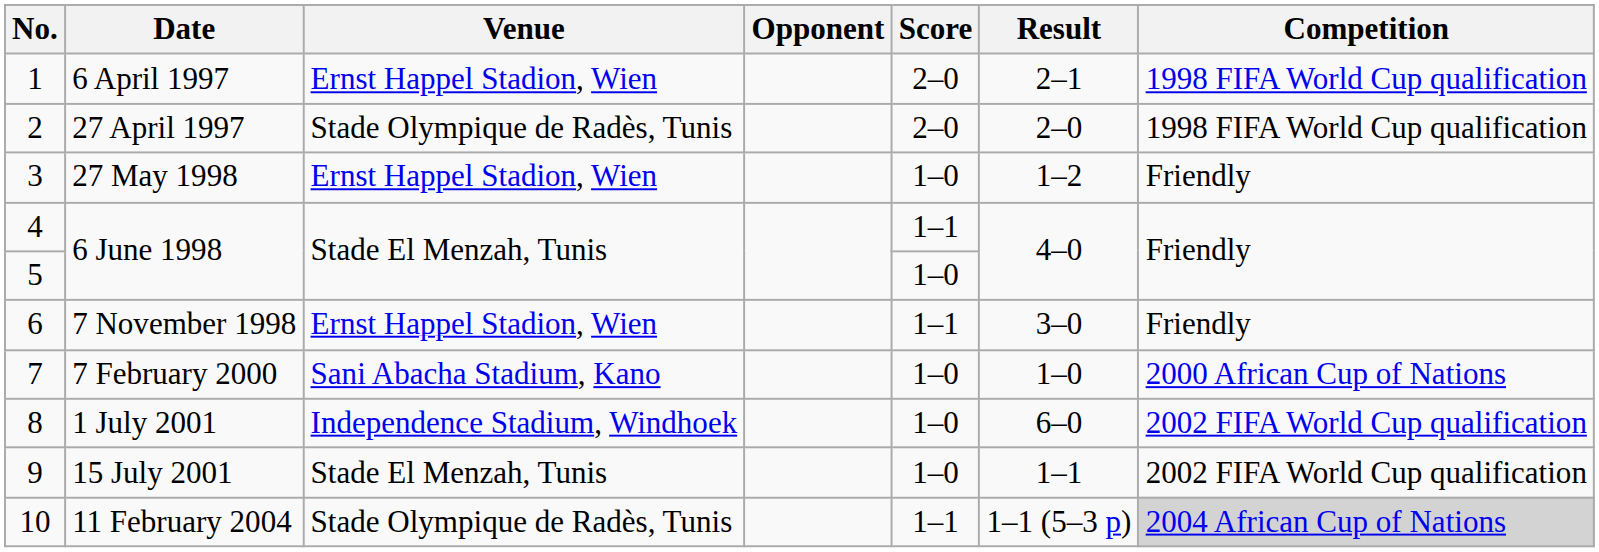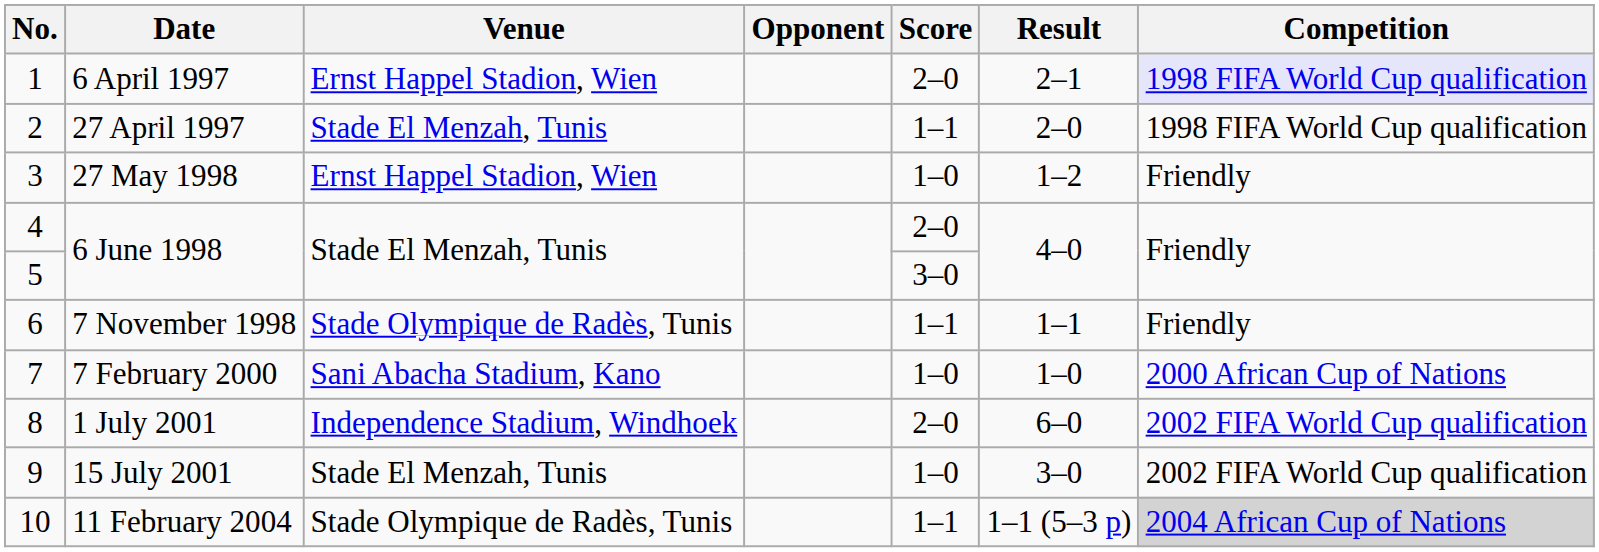(1366, 78) no background -> (1366, 78) lavender background
(521, 127) Stade Olympique de Radès, Tunis -> (459, 127) Stade El Menzah, Tunis
(935, 127) 2–0 -> (935, 127) 1–1
(935, 226) 1–1 -> (935, 226) 2–0
(935, 275) 1–0 -> (935, 275) 3–0
(484, 324) Ernst Happel Stadion, Wien -> (521, 324) Stade Olympique de Radès, Tunis
(1059, 324) 3–0 -> (1059, 324) 1–1
(935, 422) 1–0 -> (935, 422) 2–0
(1059, 472) 1–1 -> (1059, 472) 3–0
